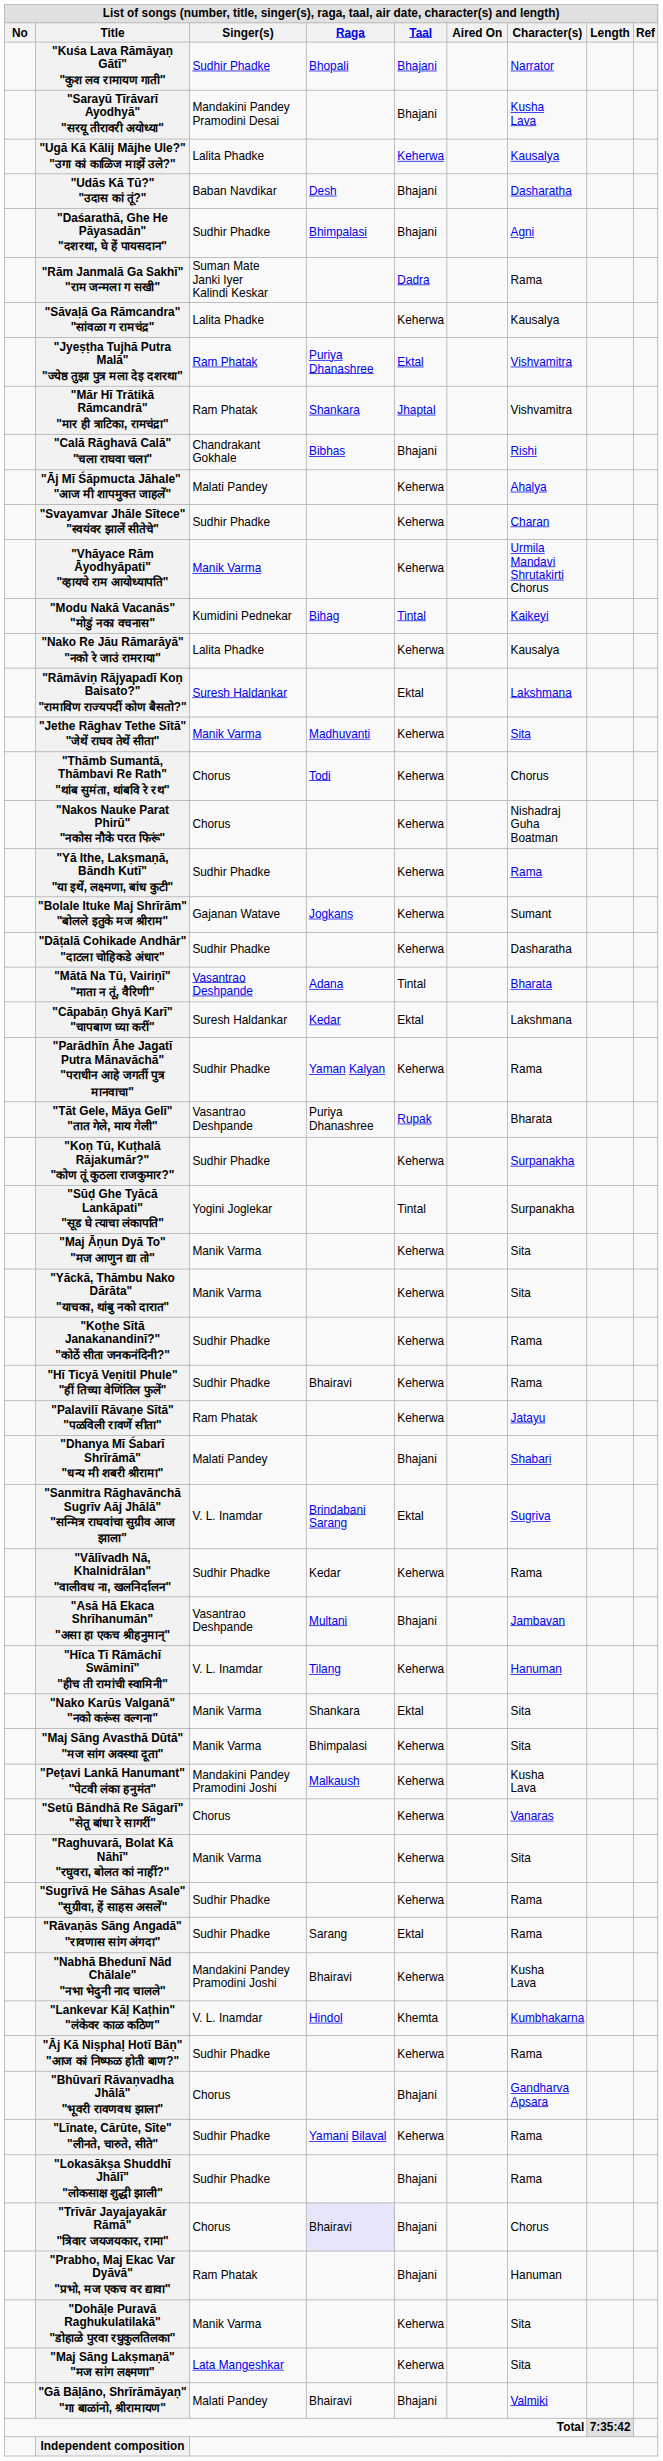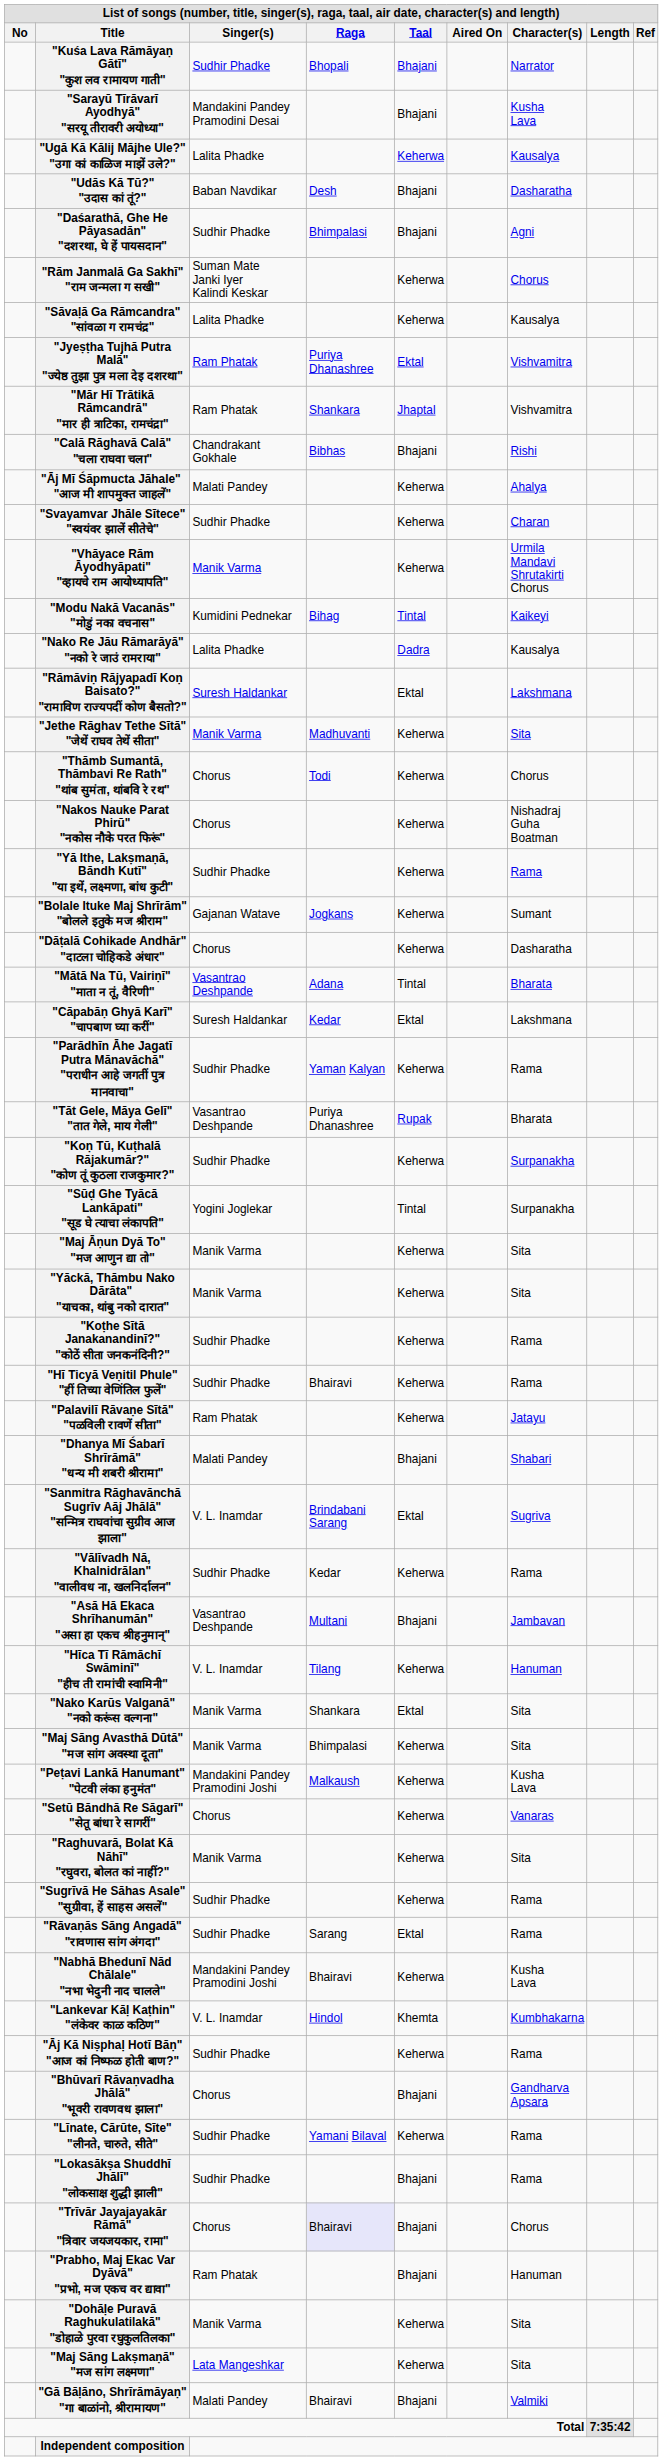(413, 280) Dadra -> (421, 280) Keherwa
(526, 280) Rama -> (530, 280) Chorus
(421, 651) Keherwa -> (413, 651) Dadra
(231, 949) Sudhir Phadke -> (211, 949) Chorus
